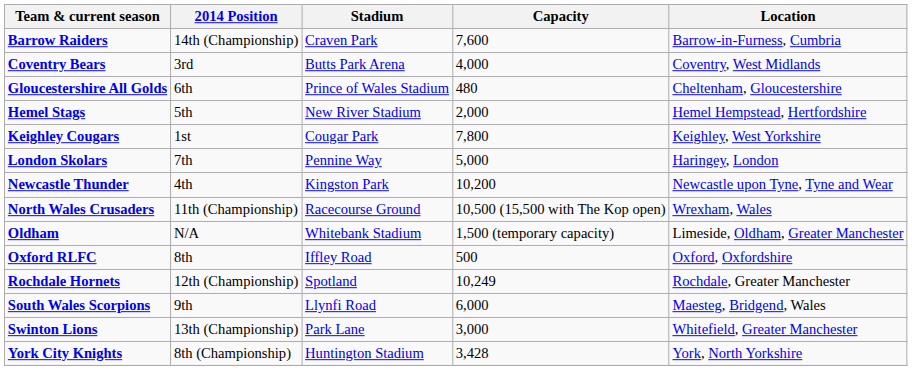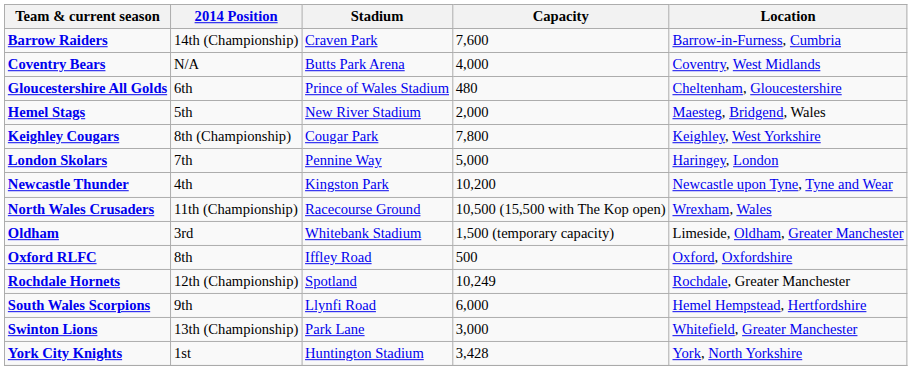(184, 64) 3rd -> (187, 64) N/A
(769, 112) Hemel Hempstead, Hertfordshire -> (749, 112) Maesteg, Bridgend, Wales
(182, 137) 1st -> (232, 137) 8th (Championship)
(187, 233) N/A -> (184, 233) 3rd
(749, 305) Maesteg, Bridgend, Wales -> (769, 305) Hemel Hempstead, Hertfordshire
(232, 353) 8th (Championship) -> (182, 353) 1st
